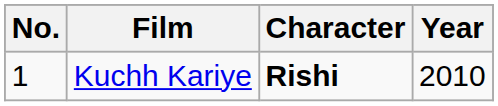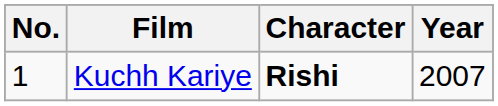(452, 75) 2010 -> (452, 75) 2007
